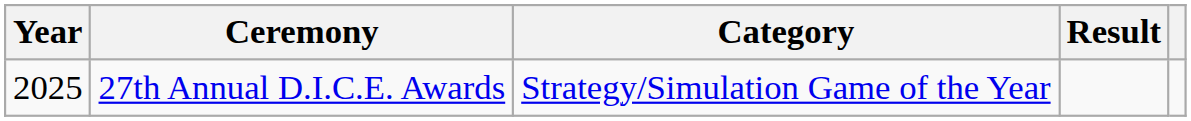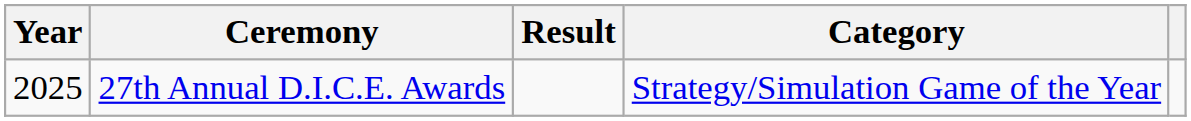columns swapped: (786, 32) <-> (1114, 32)
